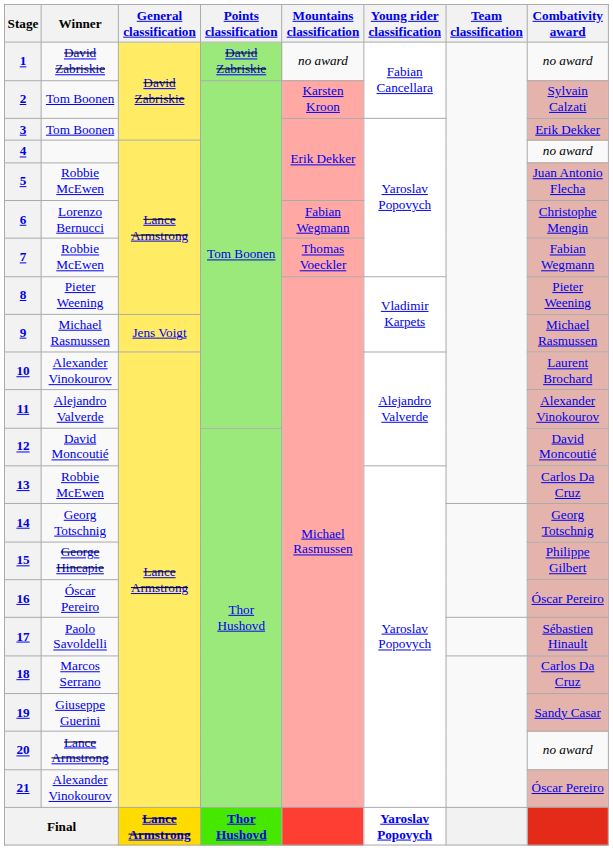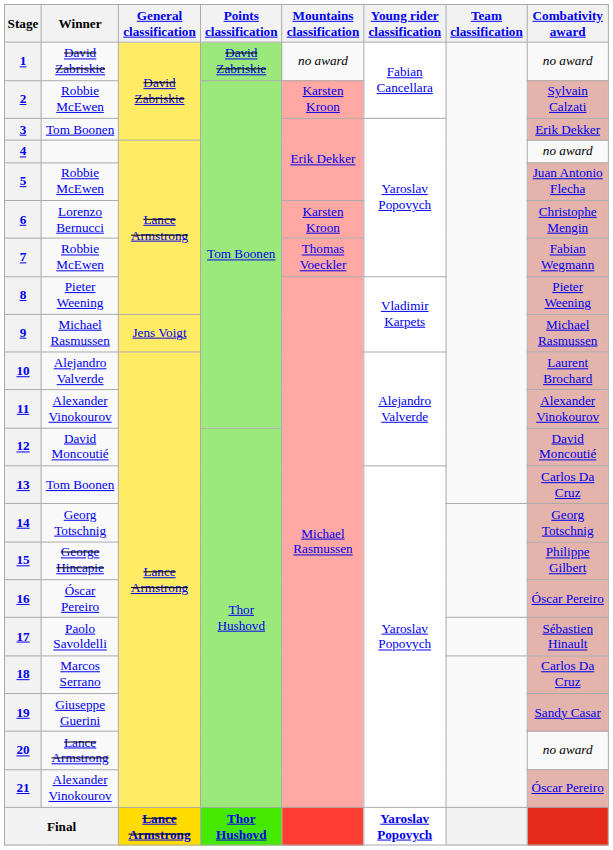(80, 99) Tom Boonen -> (80, 99) Robbie McEwen
(323, 219) Fabian Wegmann -> (323, 219) Karsten Kroon
(80, 371) Alexander Vinokourov -> (80, 371) Alejandro Valverde
(80, 409) Alejandro Valverde -> (80, 409) Alexander Vinokourov
(80, 485) Robbie McEwen -> (80, 485) Tom Boonen
